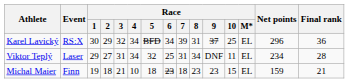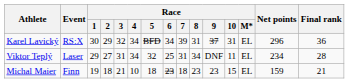(232, 41) 25 -> (232, 41) 31
